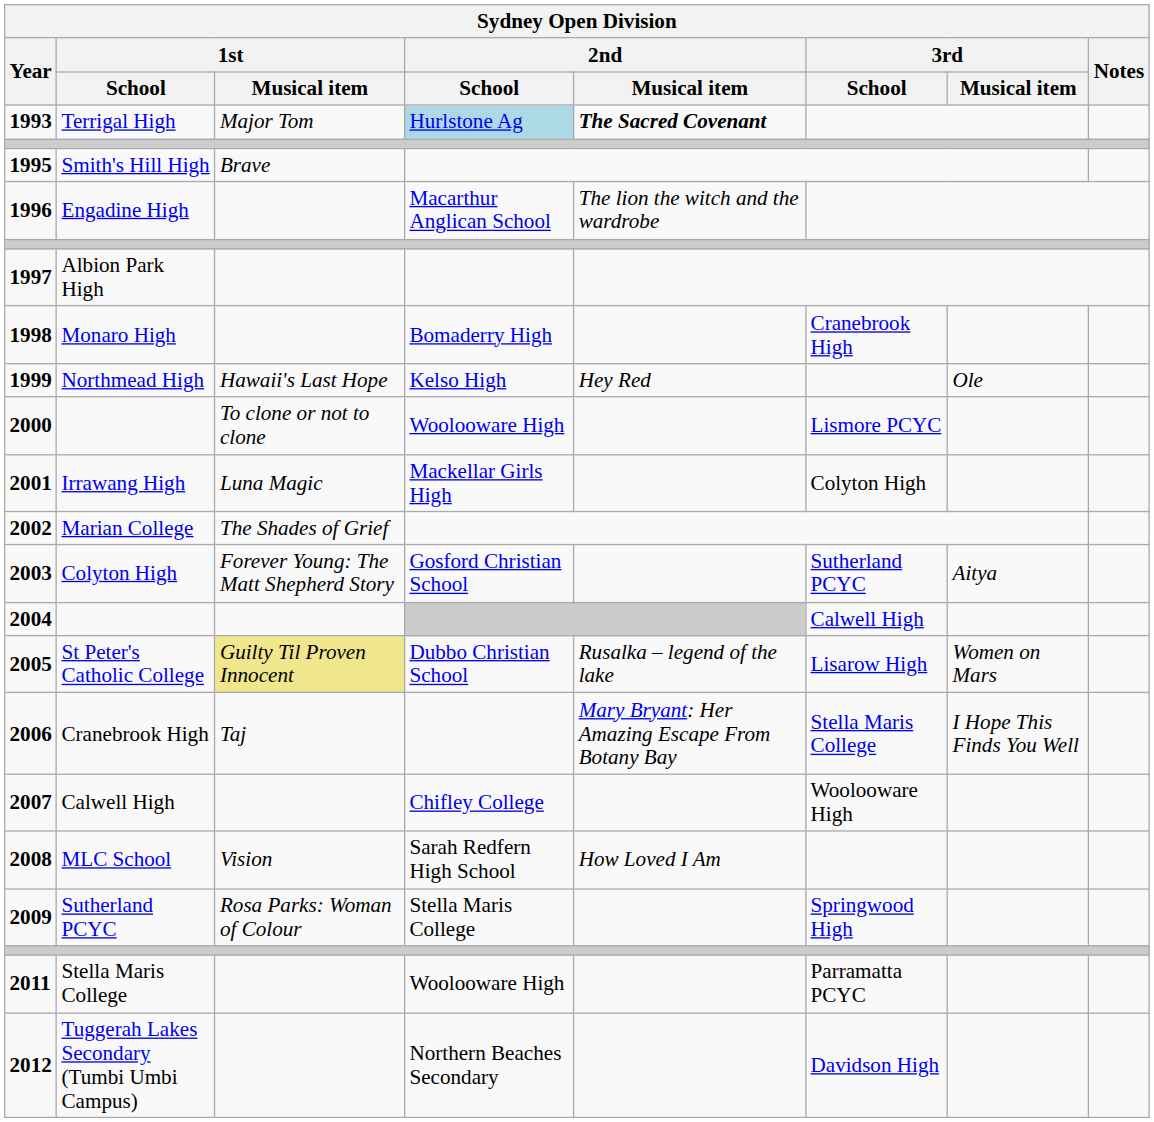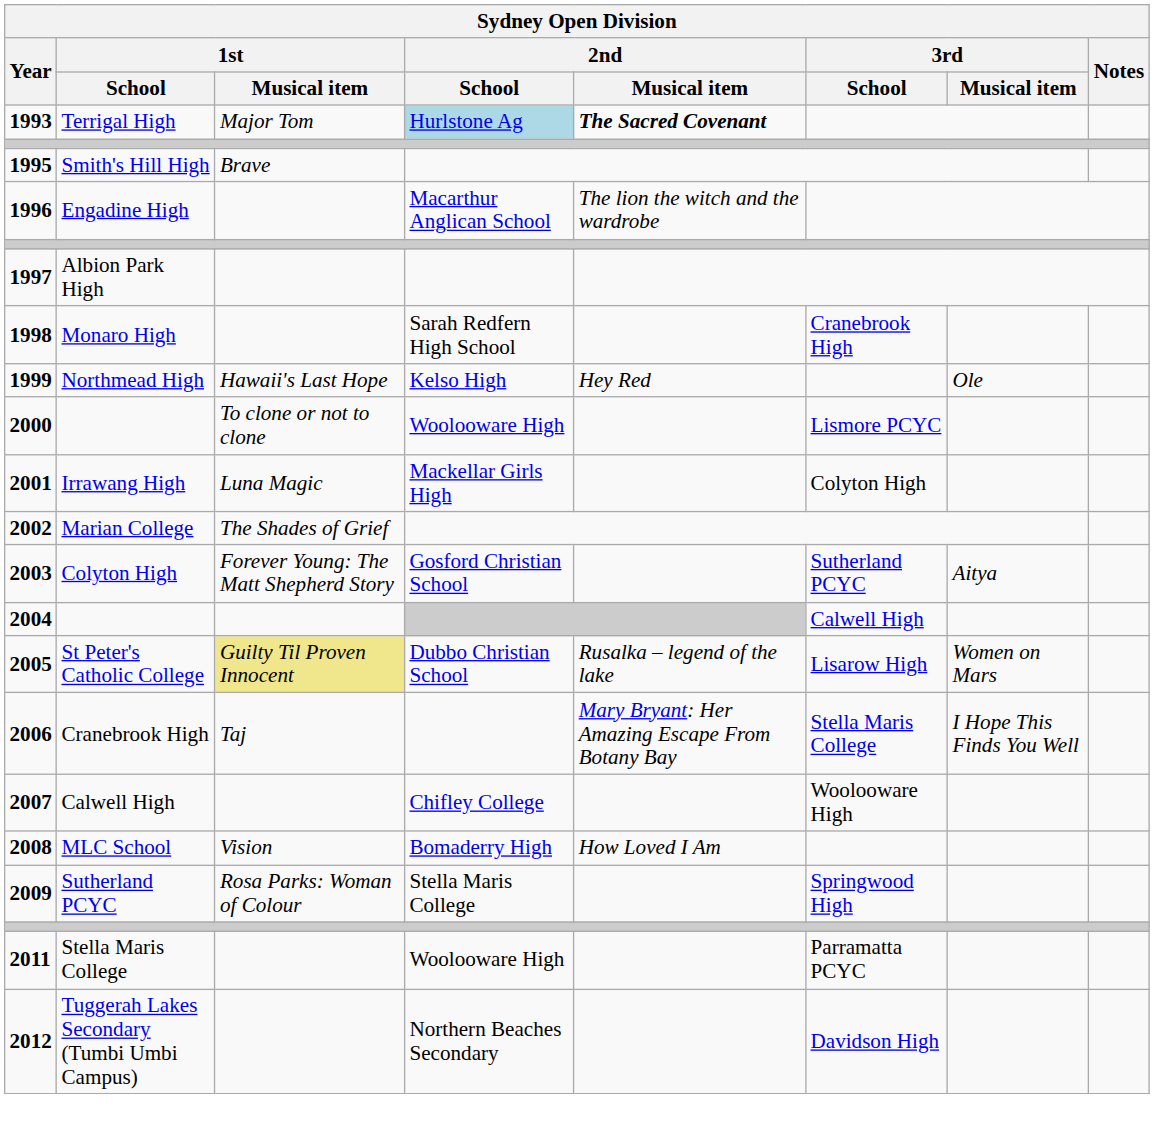(481, 334) Bomaderry High -> (470, 334) Sarah Redfern High School
(470, 859) Sarah Redfern High School -> (481, 847) Bomaderry High
